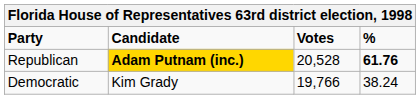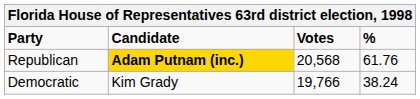(318, 60) 20,528 -> (318, 60) 20,568
(381, 60) bold -> (381, 60) normal
